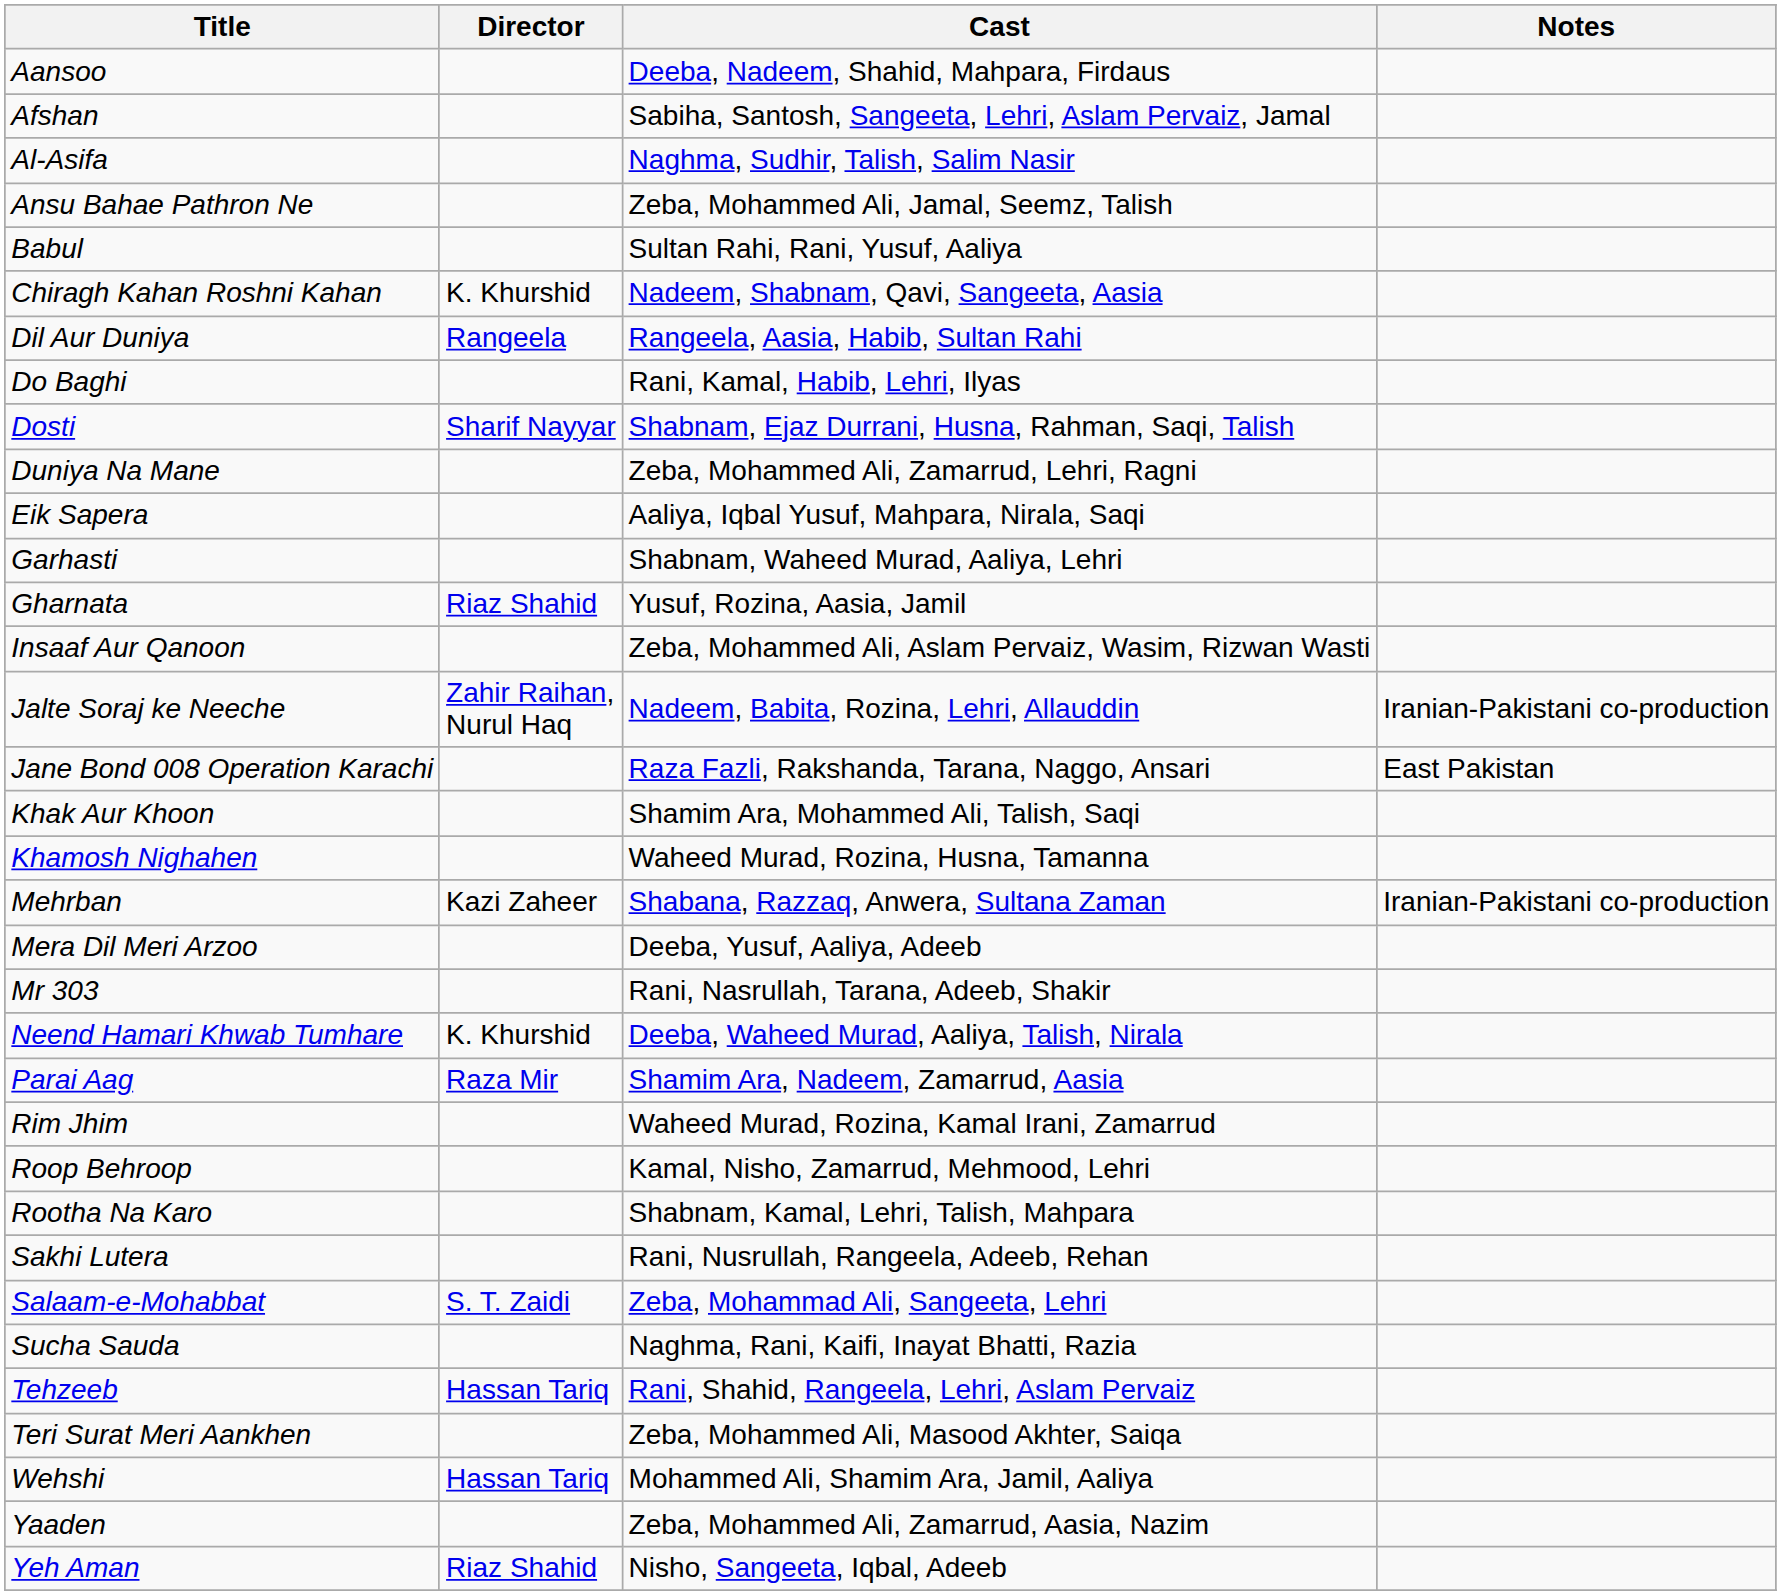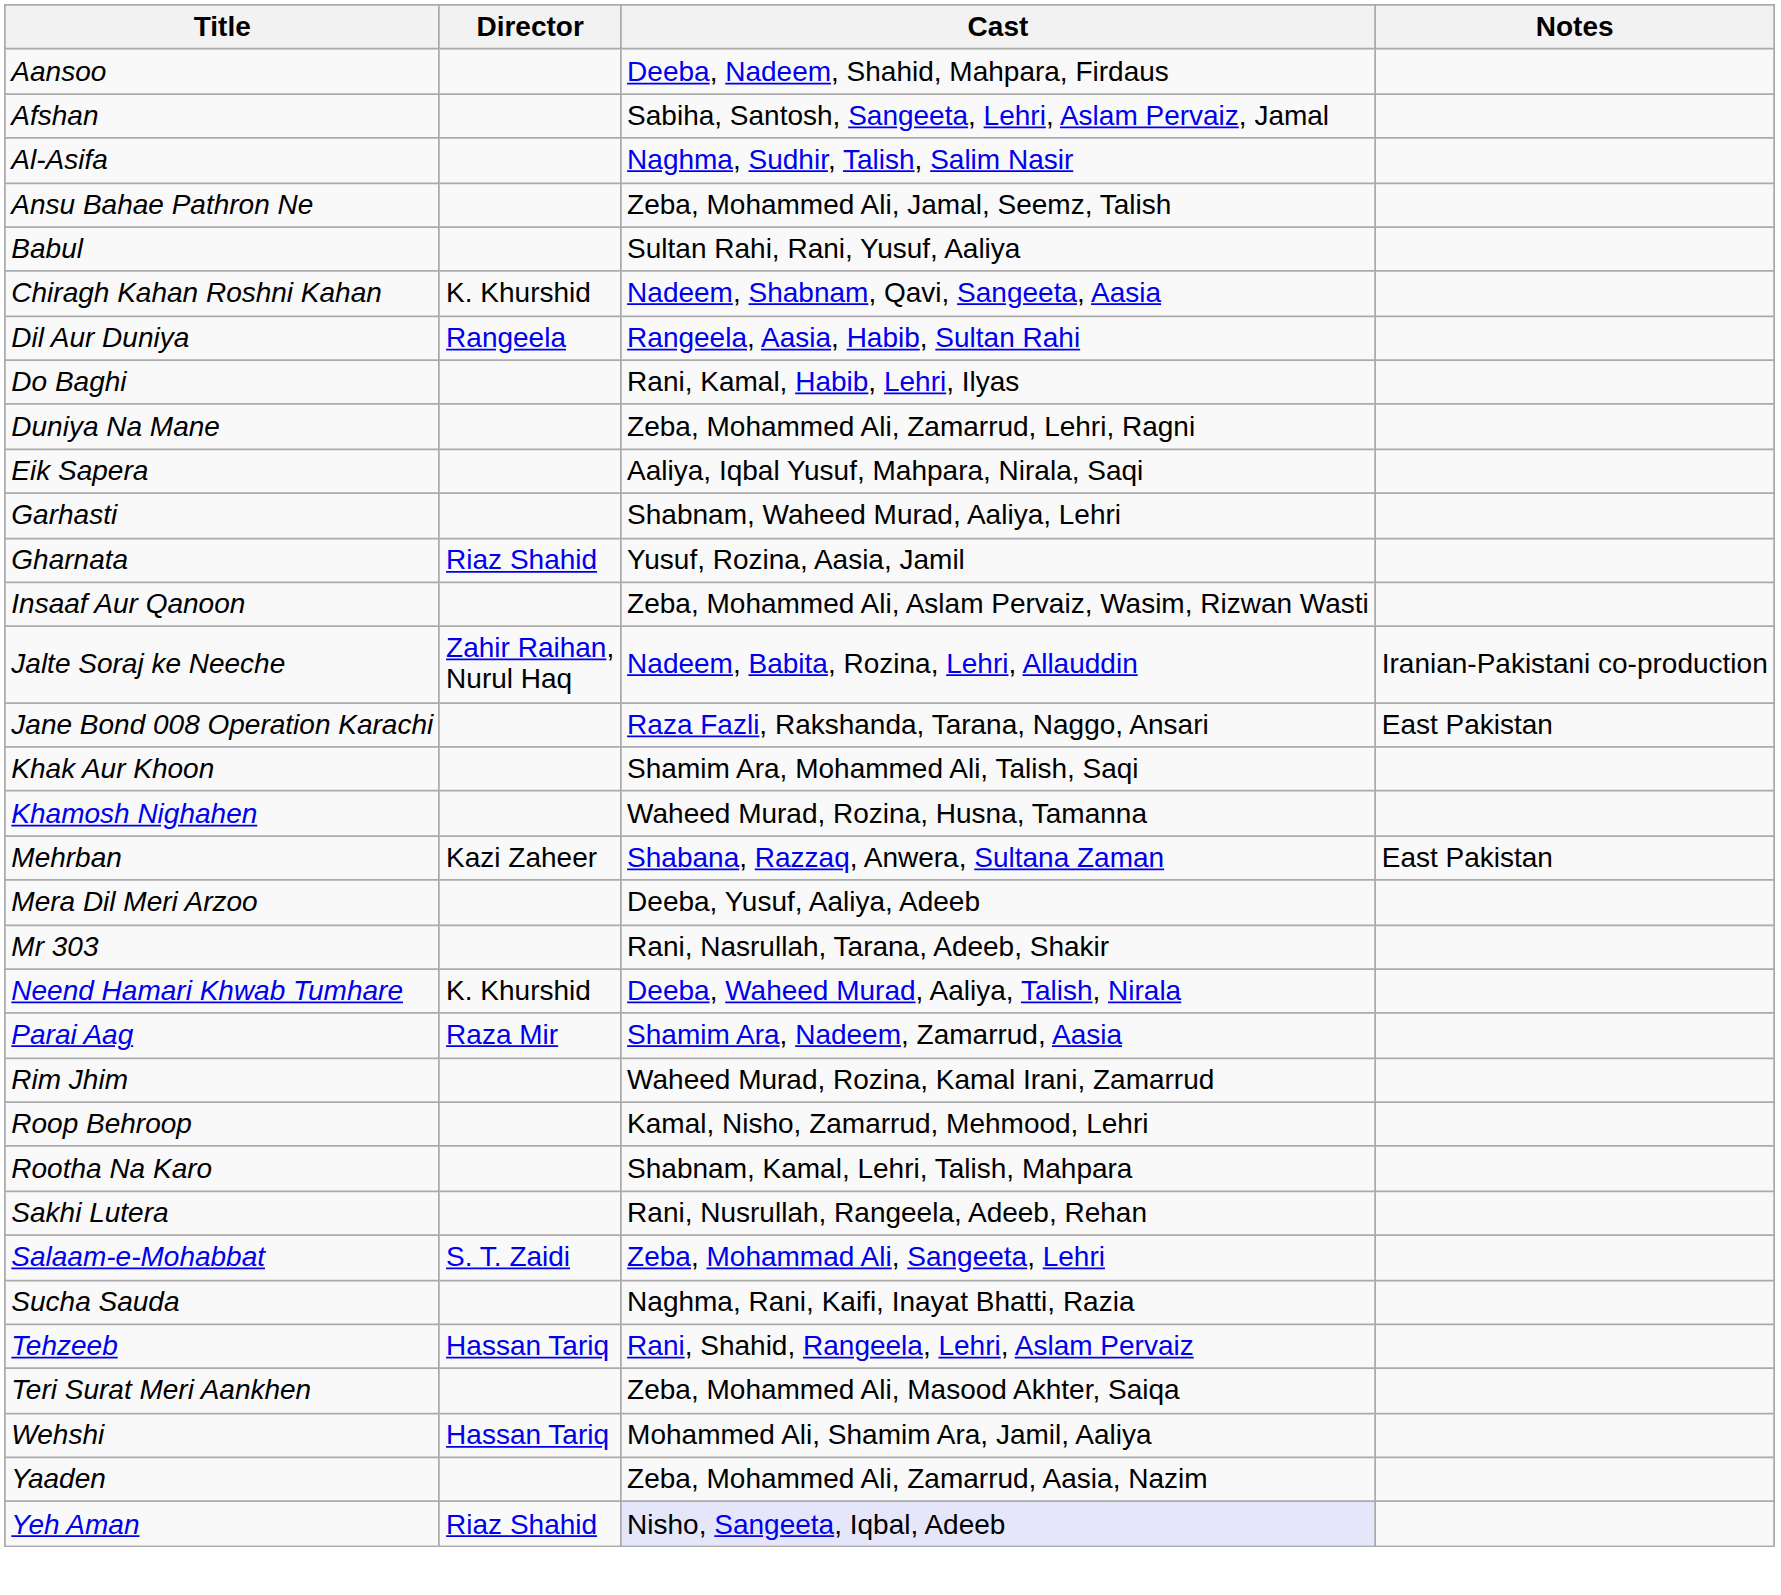- row: (43, 426)
(1576, 901) Iranian-Pakistani co-production -> (1467, 857) East Pakistan
(818, 1568) no background -> (816, 1523) lavender background
